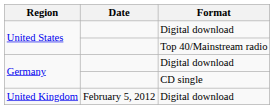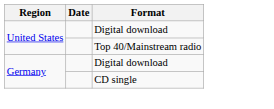- row: (42, 96)
